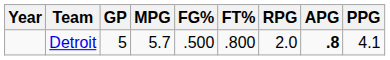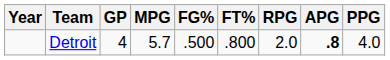(122, 43) 5 -> (122, 43) 4
(369, 43) 4.1 -> (369, 43) 4.0
